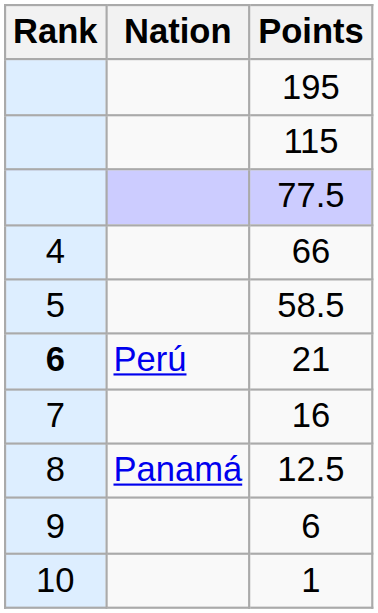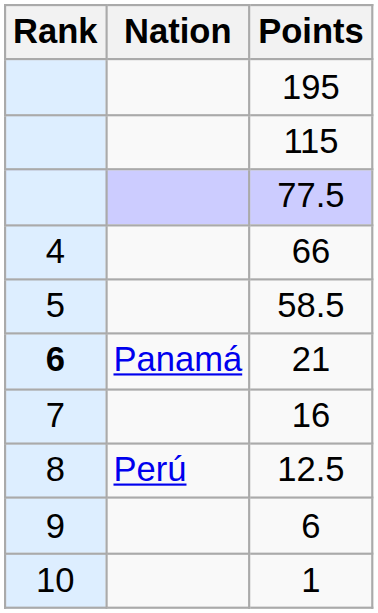(150, 360) Perú -> (178, 360) Panamá
(178, 470) Panamá -> (150, 470) Perú
